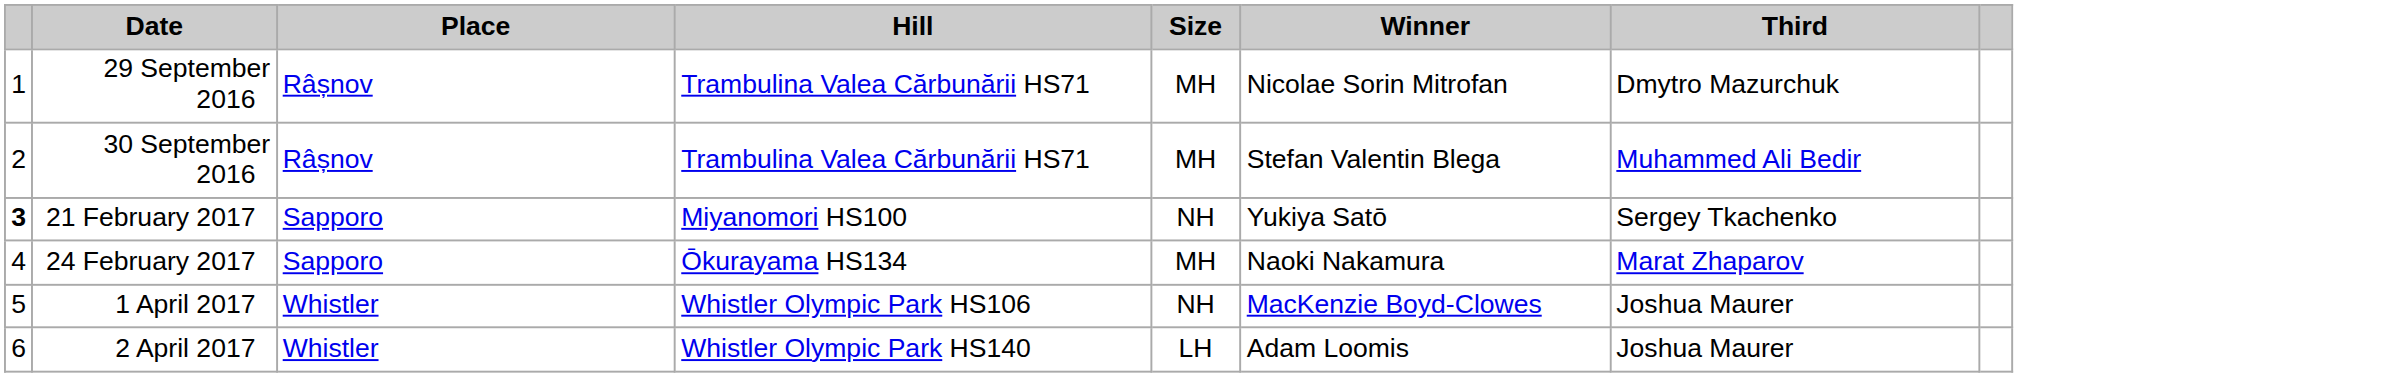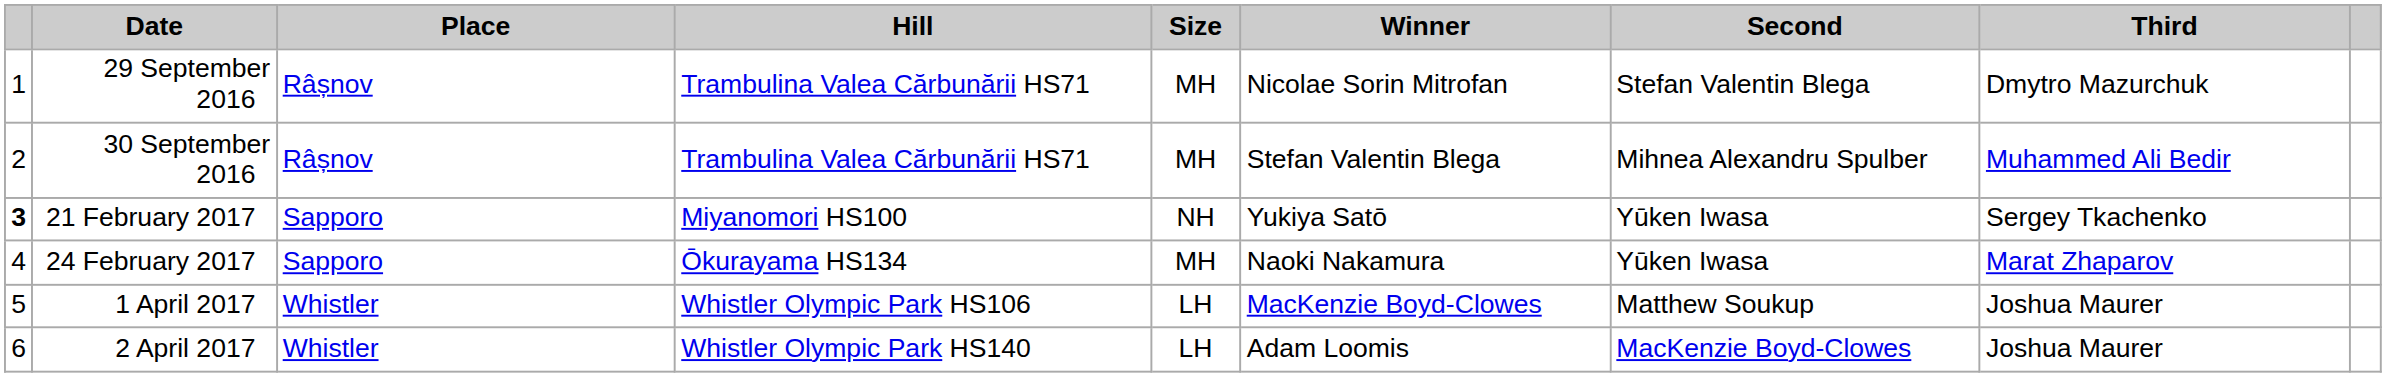+ column: (1795, 25)
(1196, 304) NH -> (1196, 304) LH
